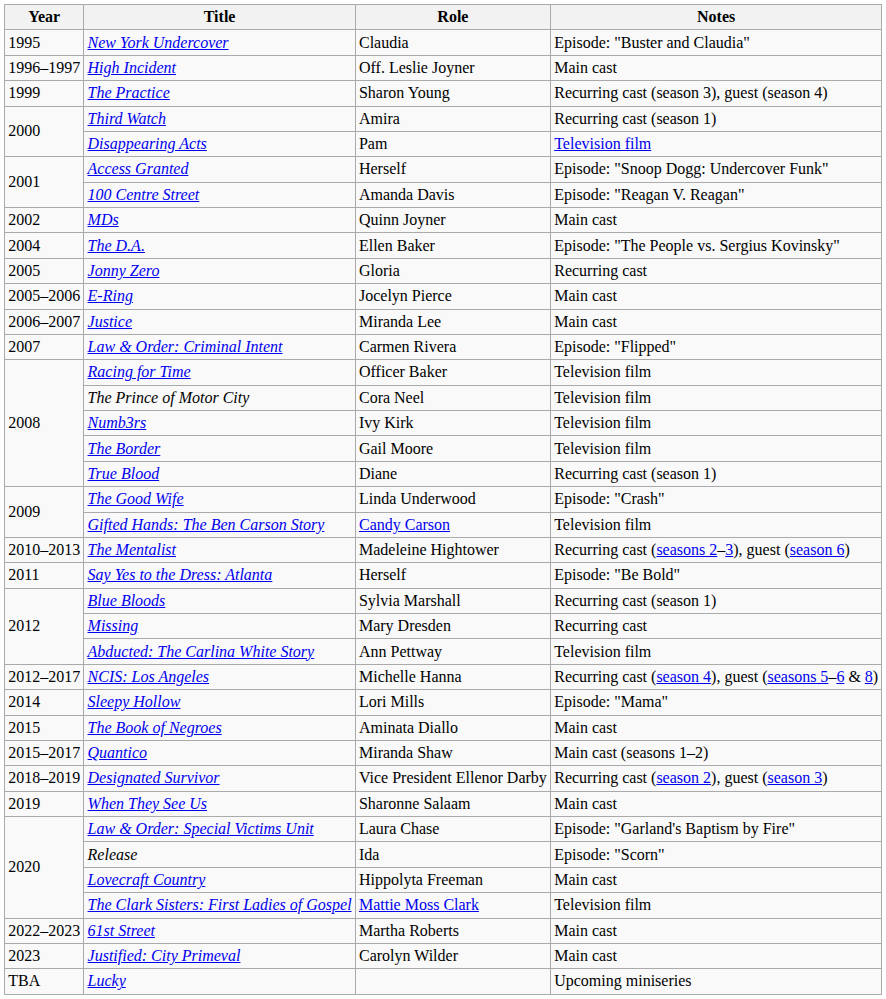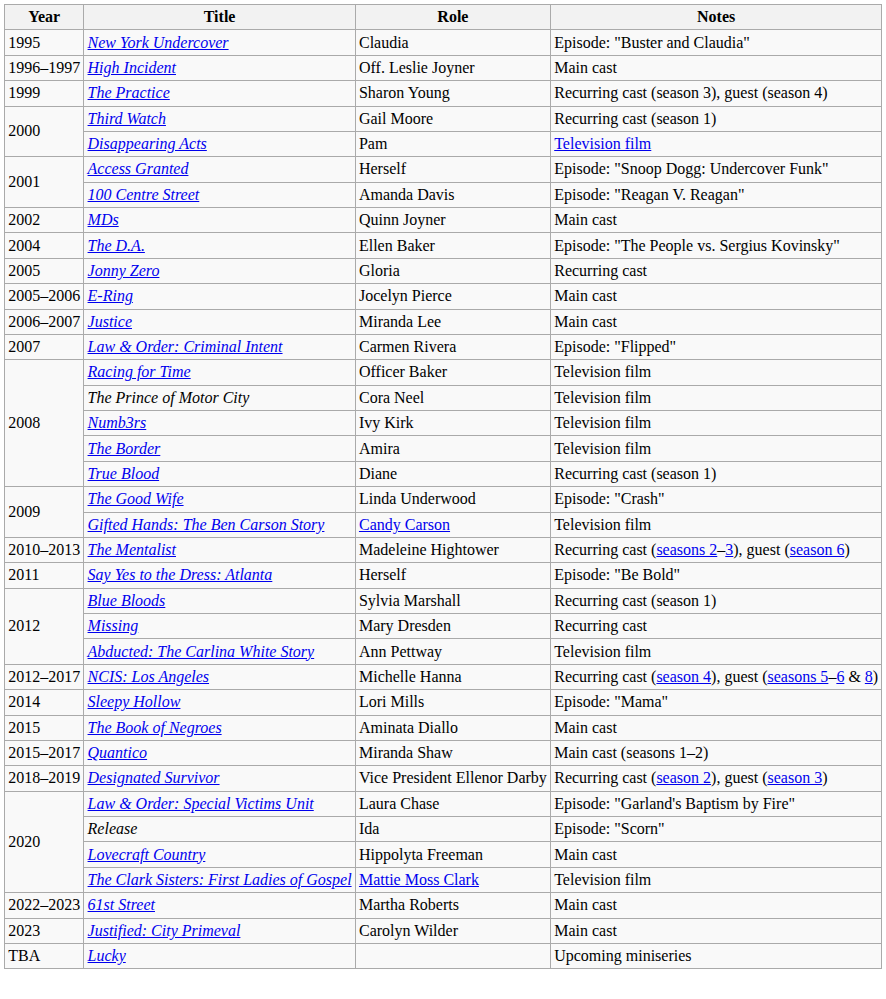(379, 118) Amira -> (396, 118) Gail Moore
(396, 448) Gail Moore -> (379, 448) Amira
- row: (147, 803)
